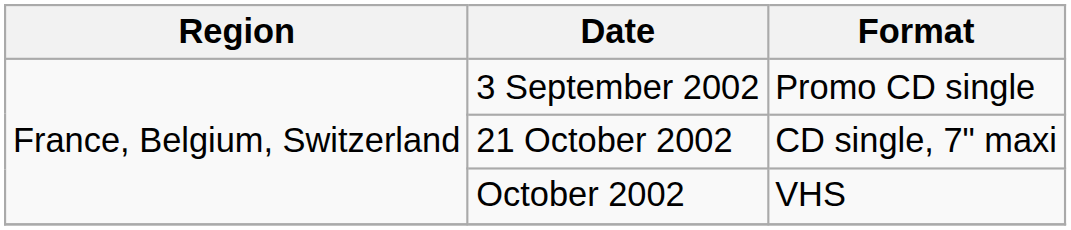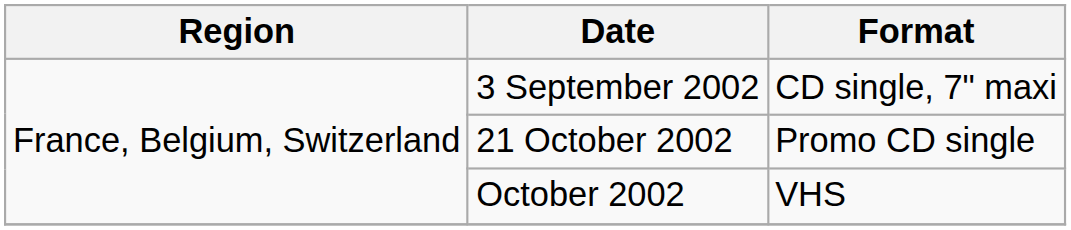(905, 86) Promo CD single -> (916, 86) CD single, 7" maxi
(916, 140) CD single, 7" maxi -> (905, 140) Promo CD single
